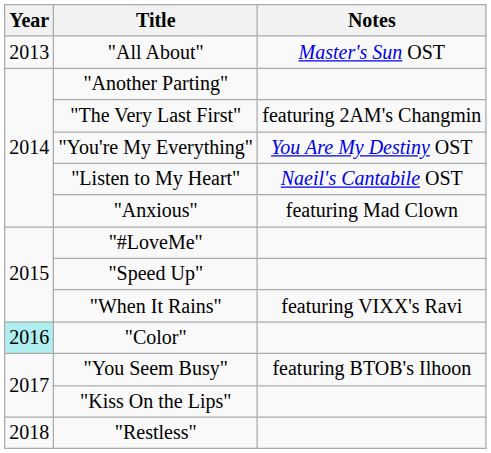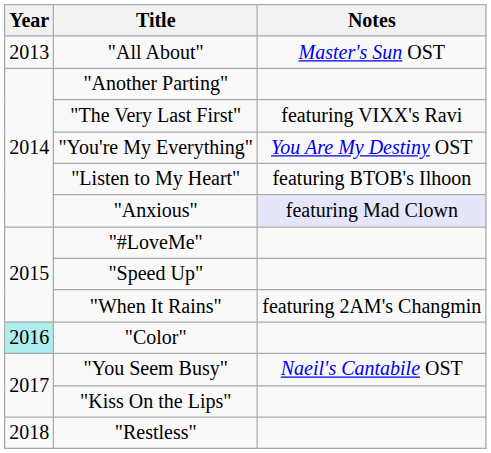(372, 115) featuring 2AM's Changmin -> (372, 115) featuring VIXX's Ravi
(372, 178) Naeil's Cantabile OST -> (372, 178) featuring BTOB's Ilhoon
(372, 210) no background -> (372, 210) lavender background
(372, 305) featuring VIXX's Ravi -> (372, 305) featuring 2AM's Changmin
(372, 369) featuring BTOB's Ilhoon -> (372, 369) Naeil's Cantabile OST
